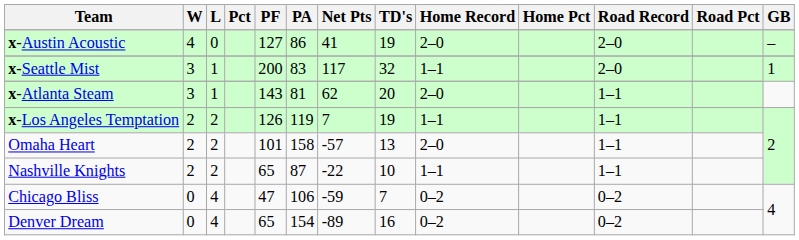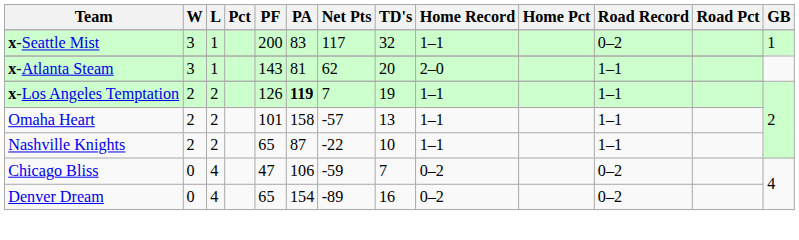- row: (67, 42)
(610, 68) 2–0 -> (610, 42) 0–2
(302, 119) normal -> (302, 94) bold
(432, 145) 2–0 -> (432, 119) 1–1
